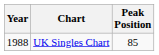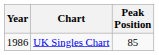(18, 42) 1988 -> (18, 42) 1986
